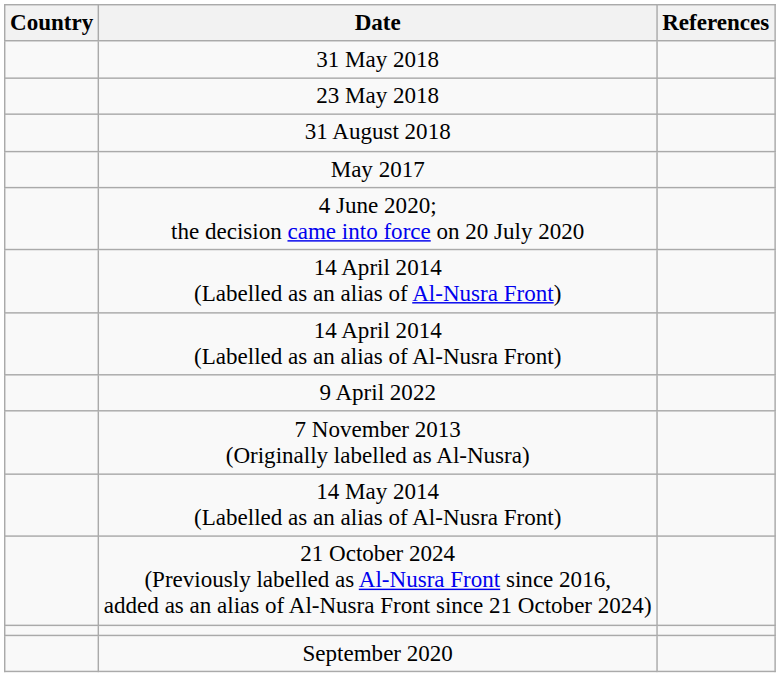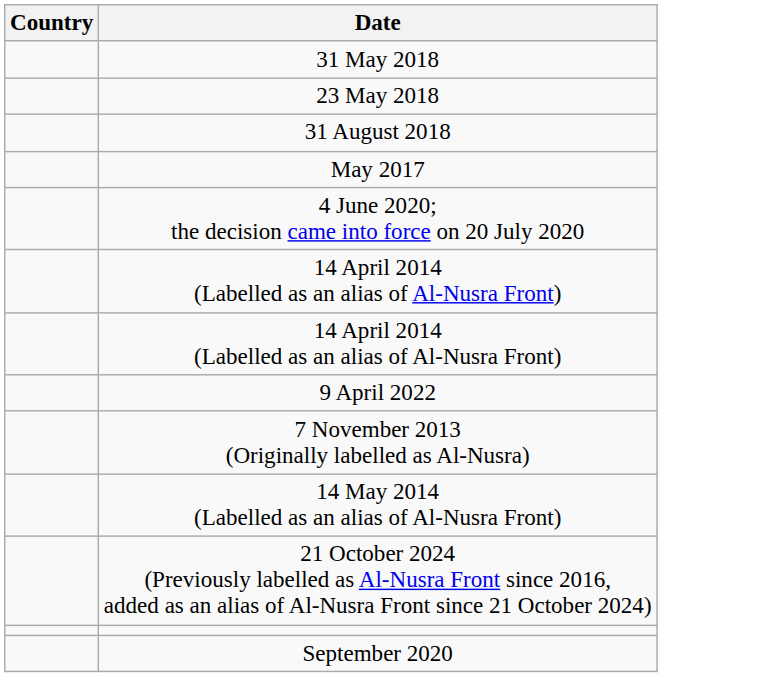- column: (716, 22)
